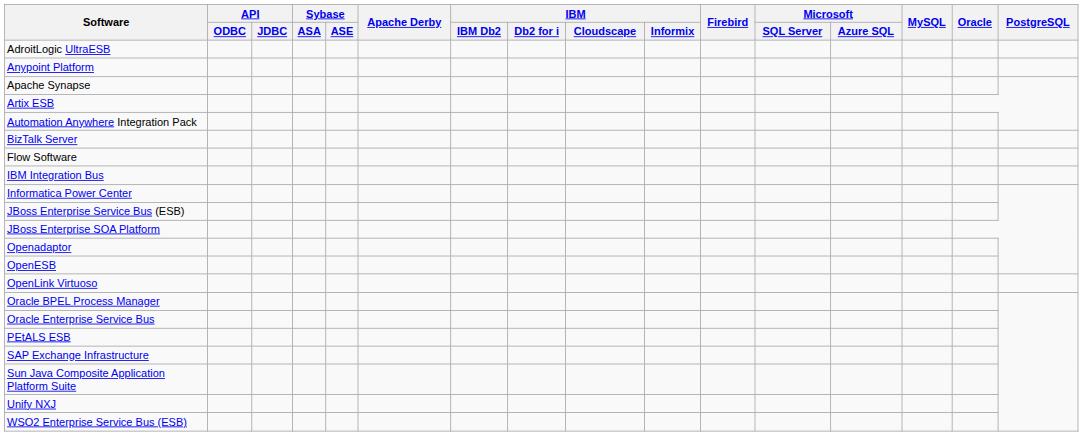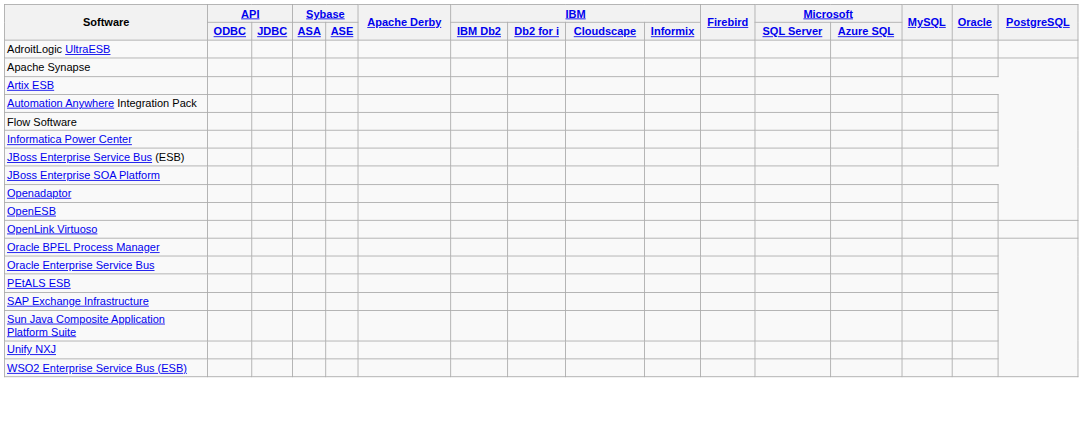- row: (50, 67)
- row: (42, 139)
- row: (55, 175)
